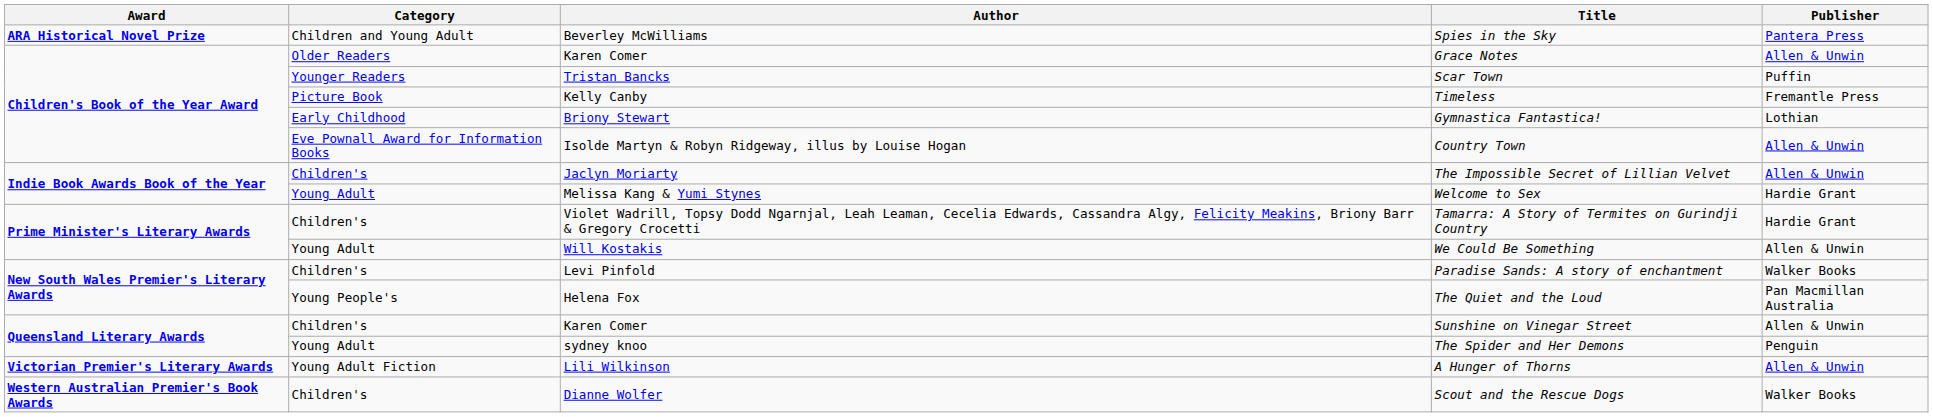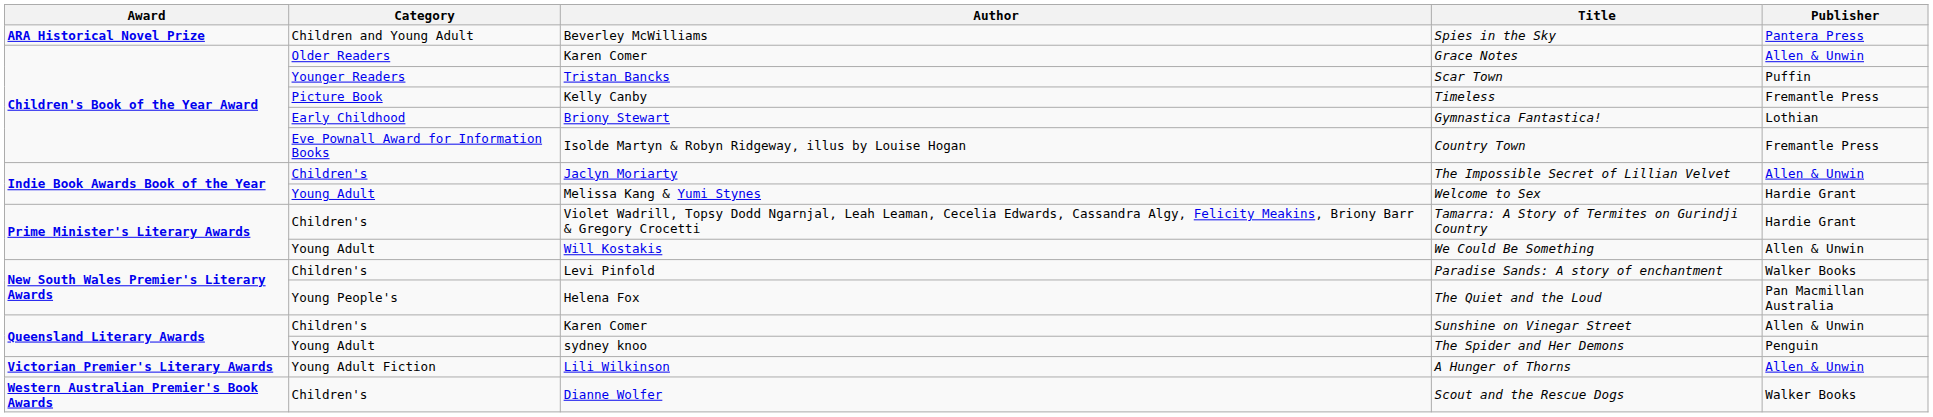(1815, 145) Allen & Unwin -> (1822, 145) Fremantle Press
